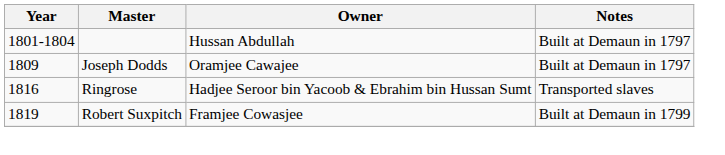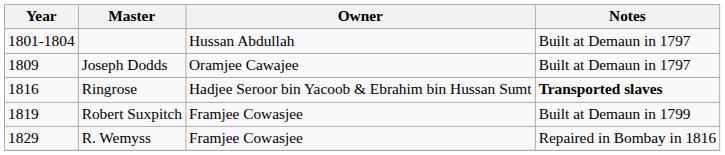(596, 89) normal -> (601, 89) bold
+ row: (23, 138)
